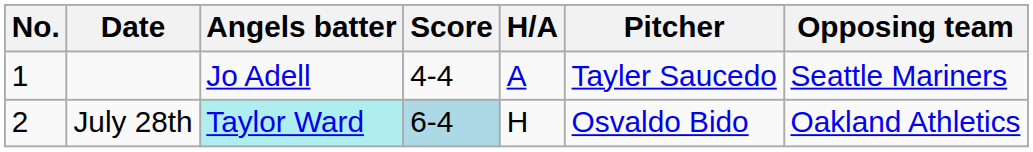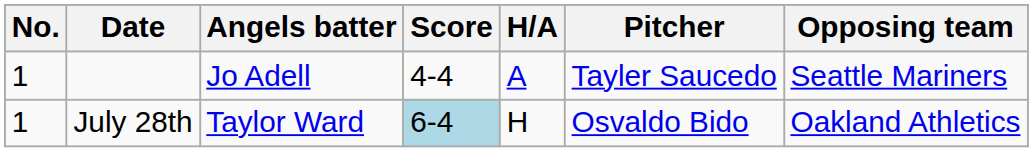(20, 122) 2 -> (20, 122) 1
(285, 122) paleturquoise background -> (285, 122) no background
